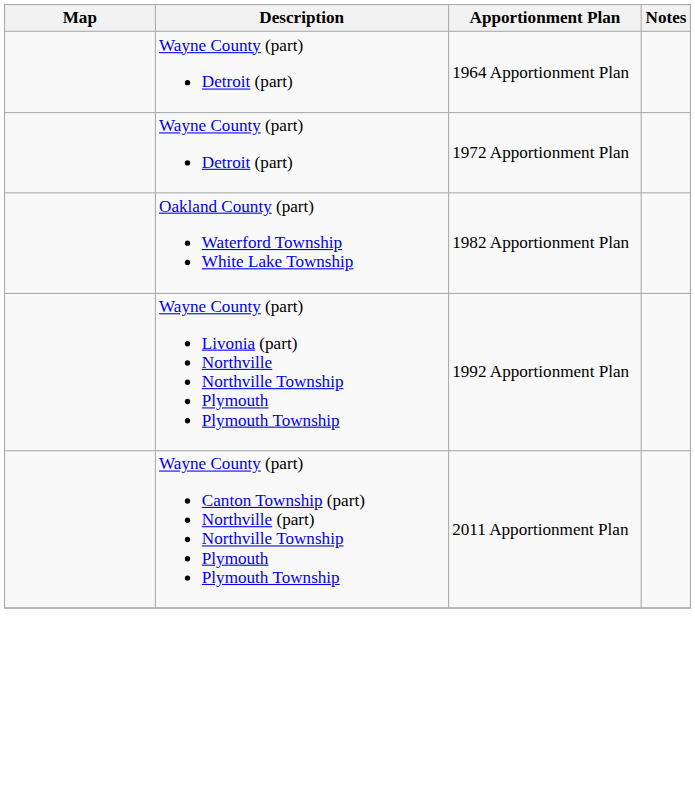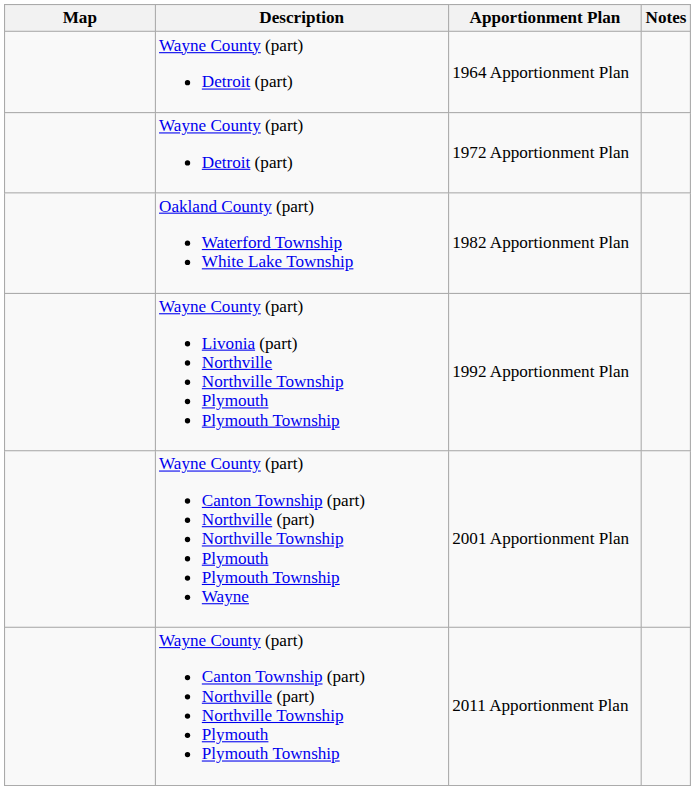+ row: (541, 539)
